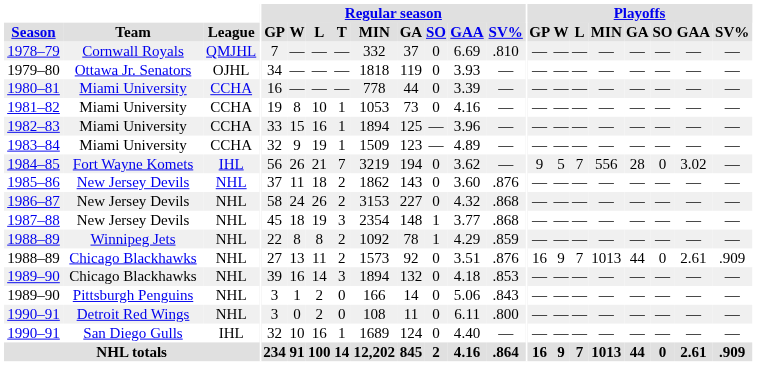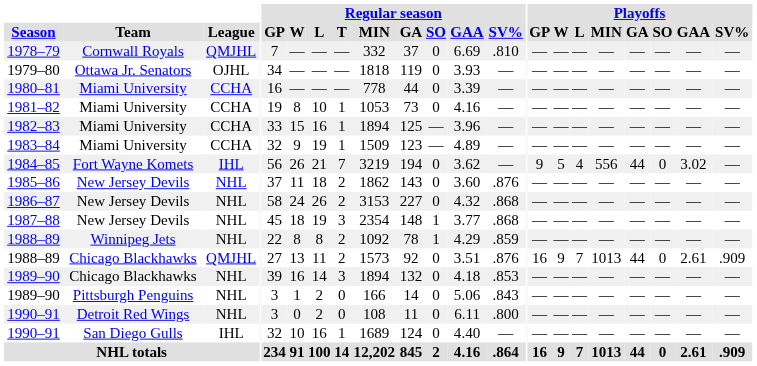(579, 163) 7 -> (579, 163) 4
(637, 163) 28 -> (637, 163) 44
(231, 257) NHL -> (231, 257) QMJHL
